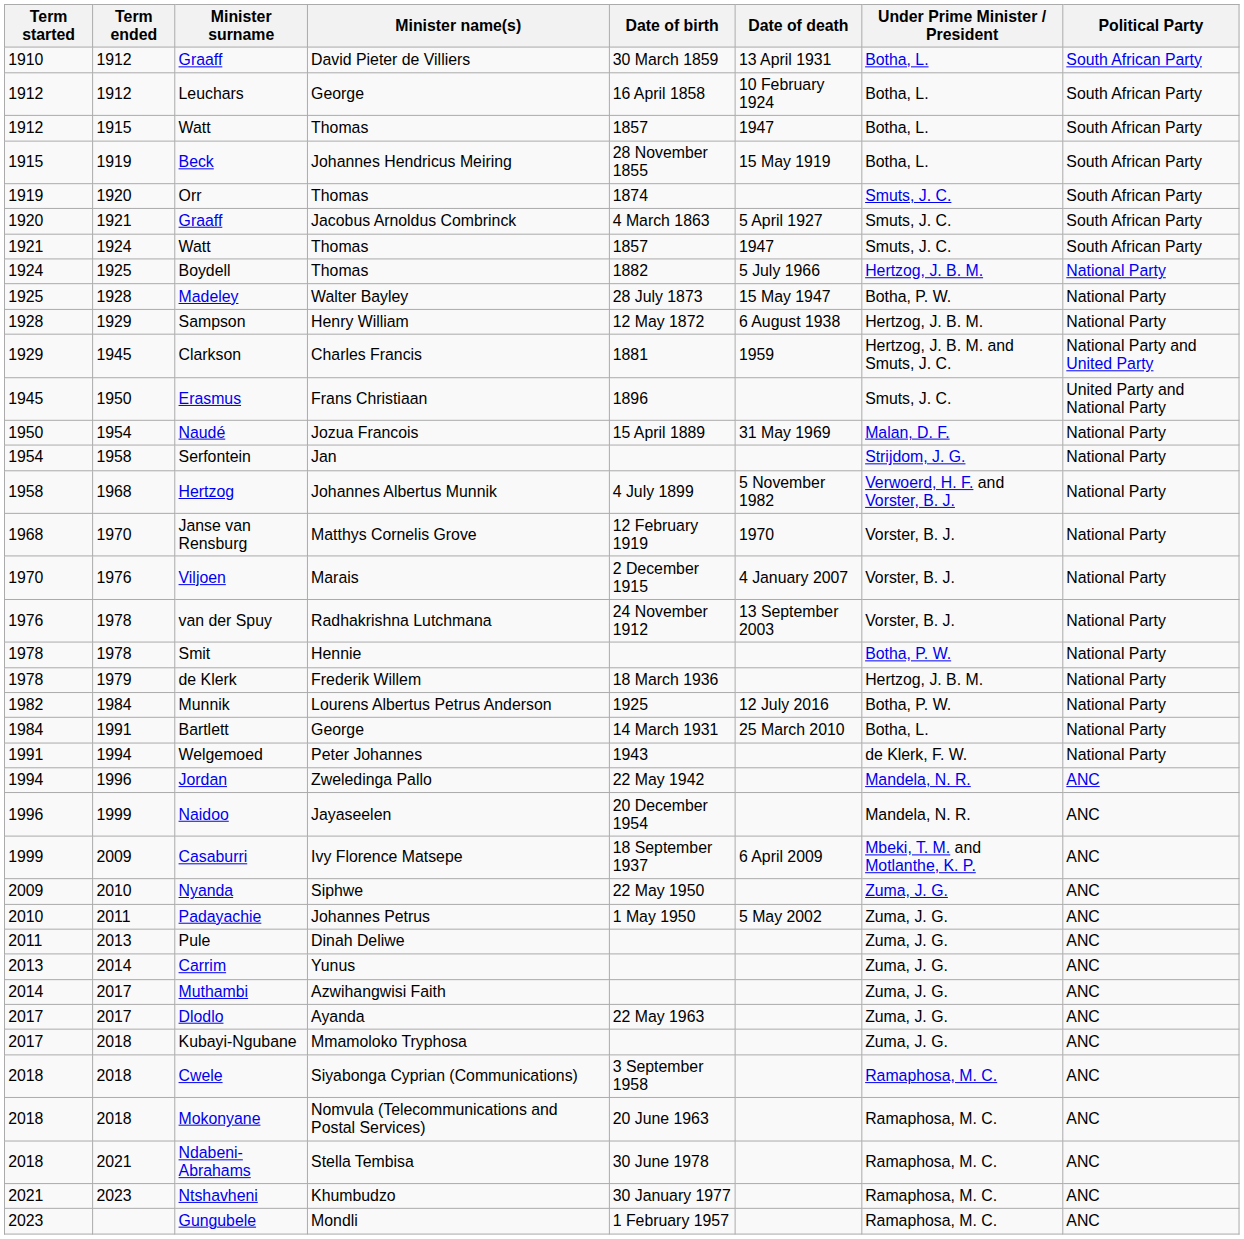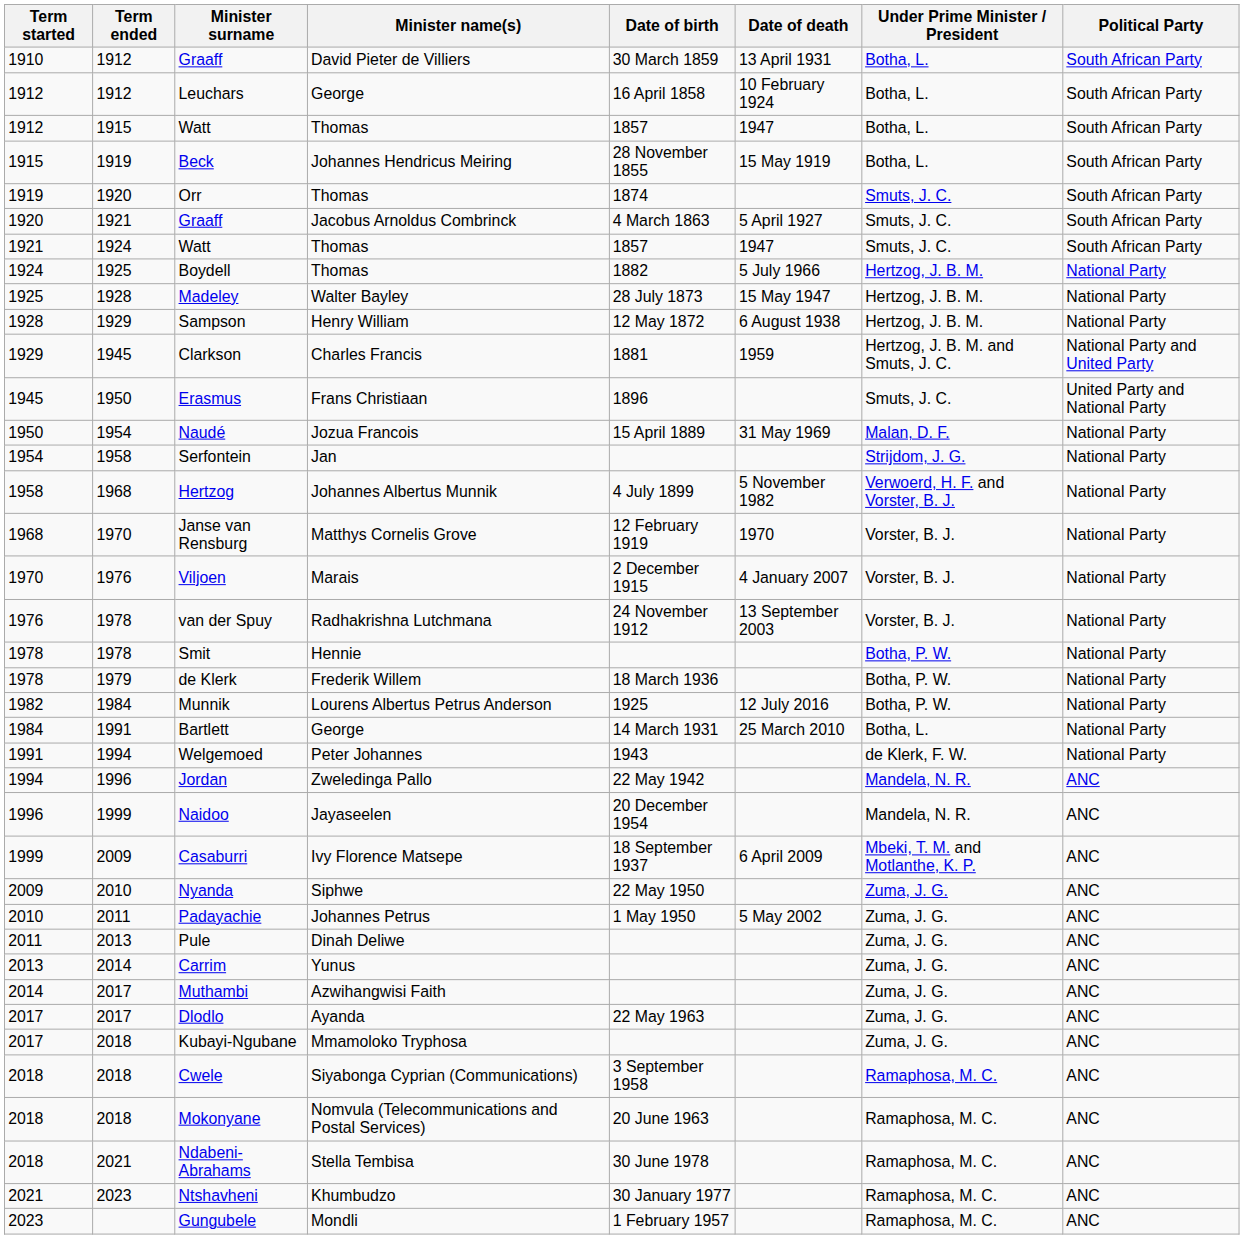(908, 296) Botha, P. W. -> (924, 296) Hertzog, J. B. M.
(924, 679) Hertzog, J. B. M. -> (908, 679) Botha, P. W.
